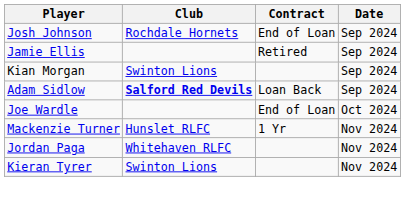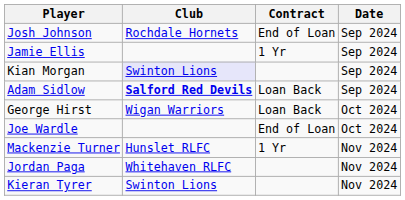(283, 52) Retired -> (272, 52) 1 Yr
(171, 71) no background -> (171, 71) lavender background
+ row: (49, 109)
